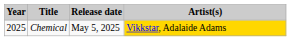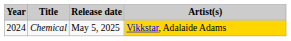(16, 28) 2025 -> (16, 28) 2024
